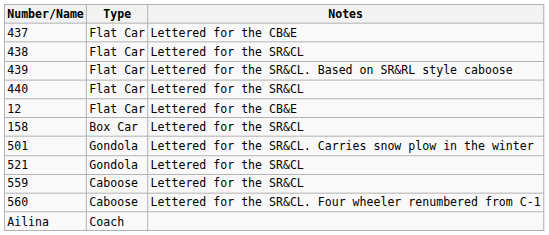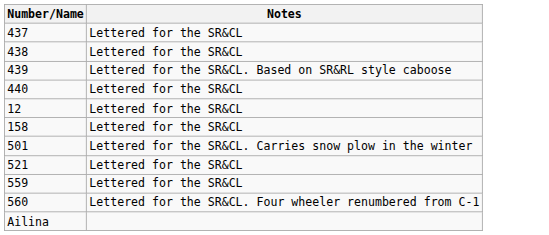- column: (117, 14)
(224, 33) Lettered for the CB&E -> (166, 33) Lettered for the SR&CL
(224, 108) Lettered for the CB&E -> (166, 108) Lettered for the SR&CL
